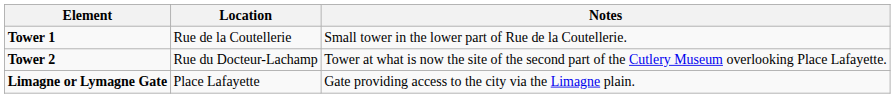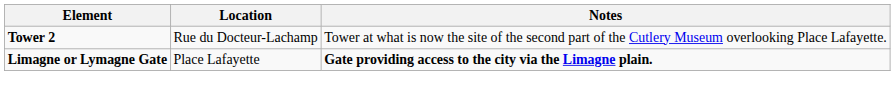- row: (31, 37)
(480, 81) normal -> (488, 59) bold
